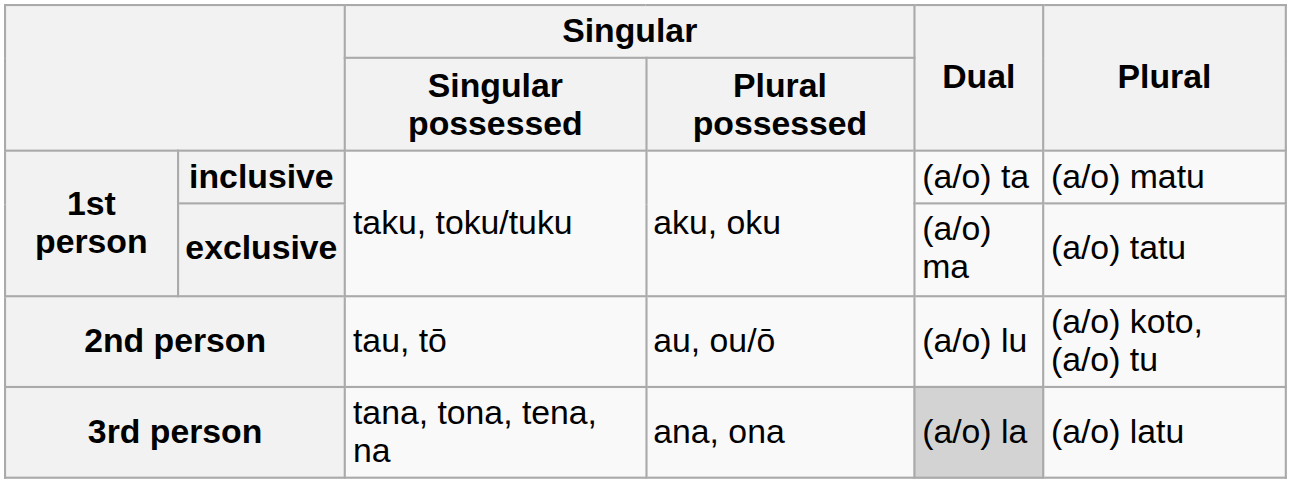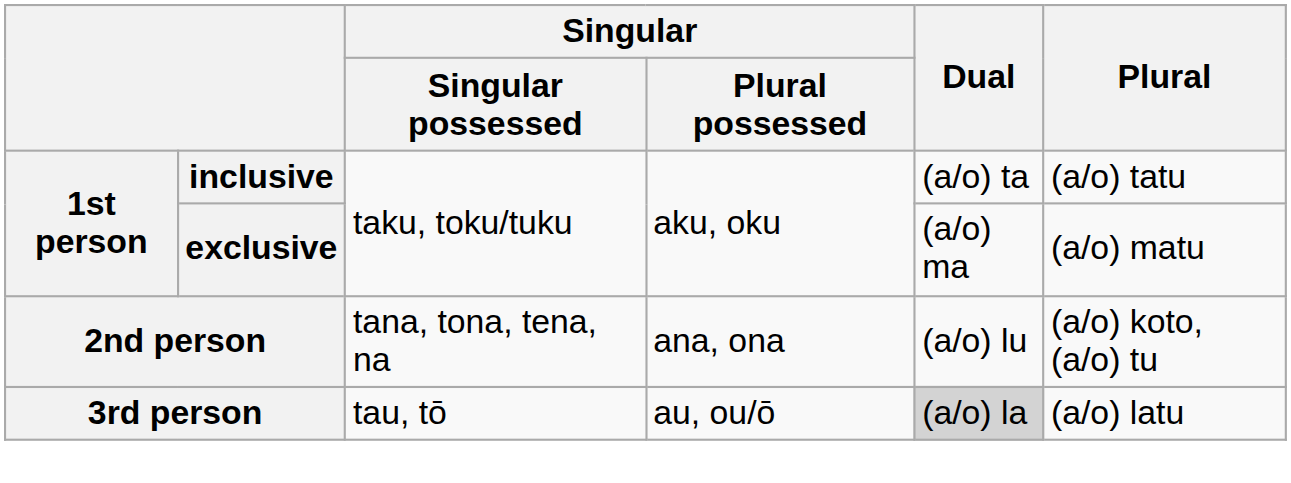(1128, 176) (a/o) matu -> (1119, 176) (a/o) tatu
(1119, 248) (a/o) tatu -> (1128, 248) (a/o) matu
(400, 340) tau, tō -> (475, 340) tana, tona, tena, na
(714, 340) au, ou/ō -> (719, 340) ana, ona
(475, 431) tana, tona, tena, na -> (400, 412) tau, tō
(719, 431) ana, ona -> (714, 412) au, ou/ō
